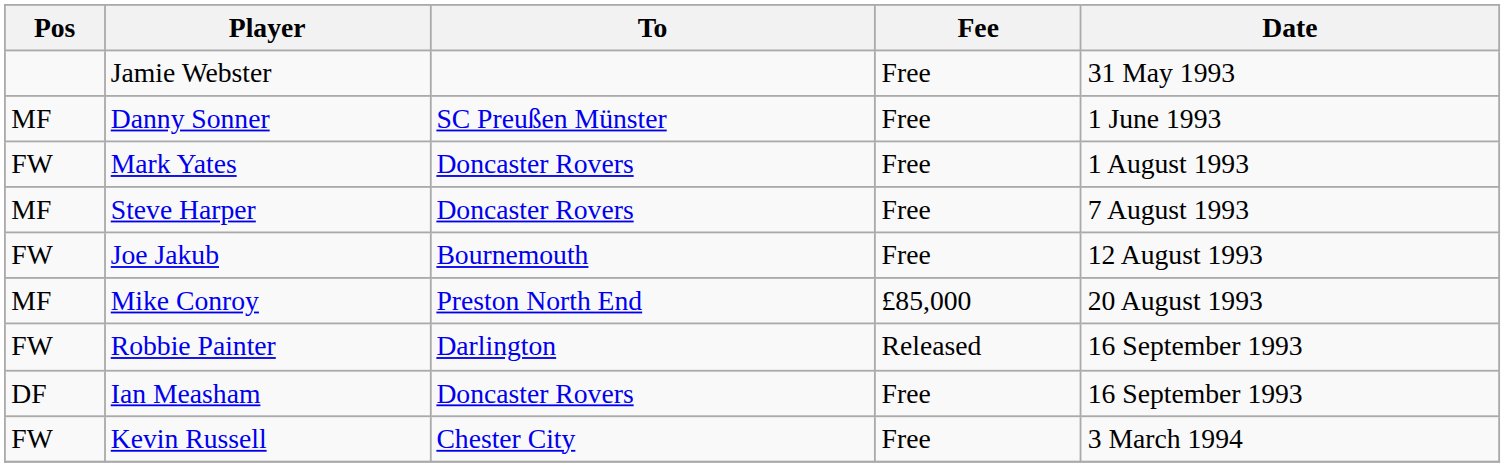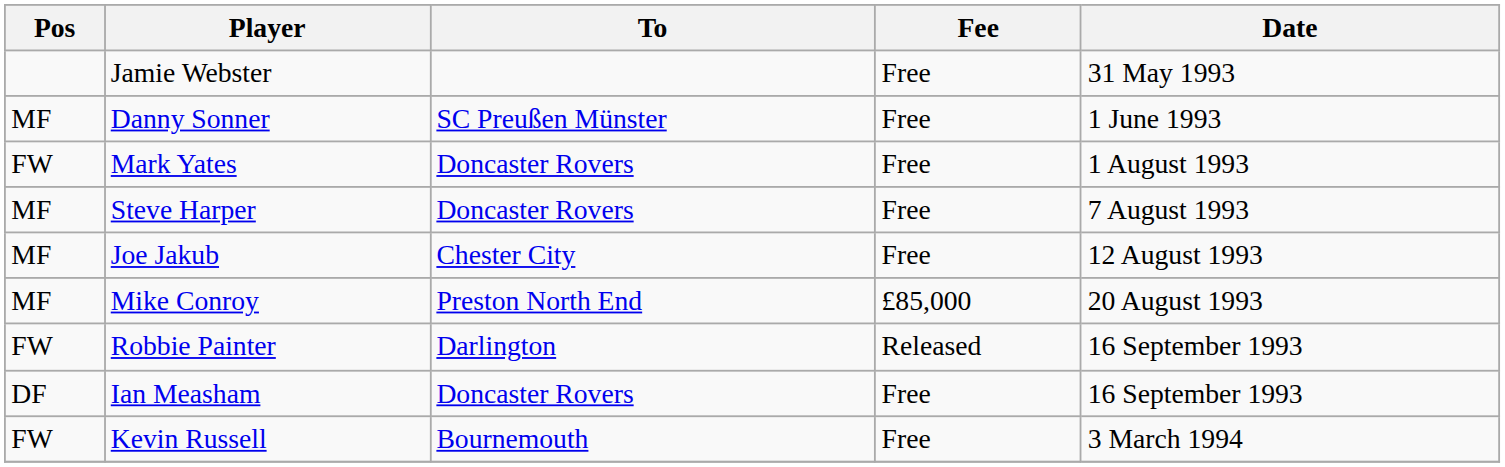(32, 255) FW -> (31, 255) MF
(512, 255) Bournemouth -> (506, 255) Chester City
(506, 438) Chester City -> (512, 438) Bournemouth
